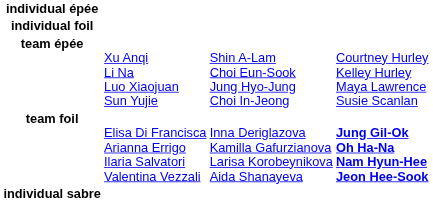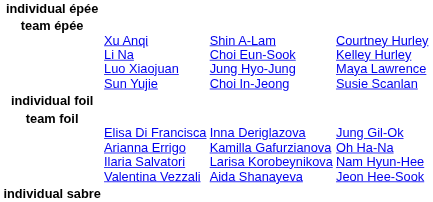rows swapped: (52, 43) <-> (52, 26)
(382, 155) bold -> (380, 155) normal
